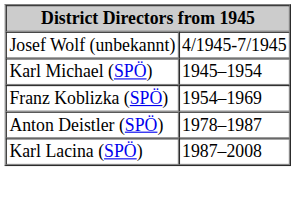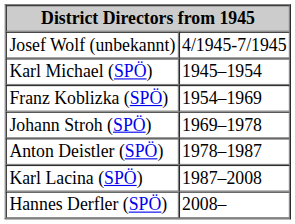+ row: (80, 124)
+ row: (88, 204)
